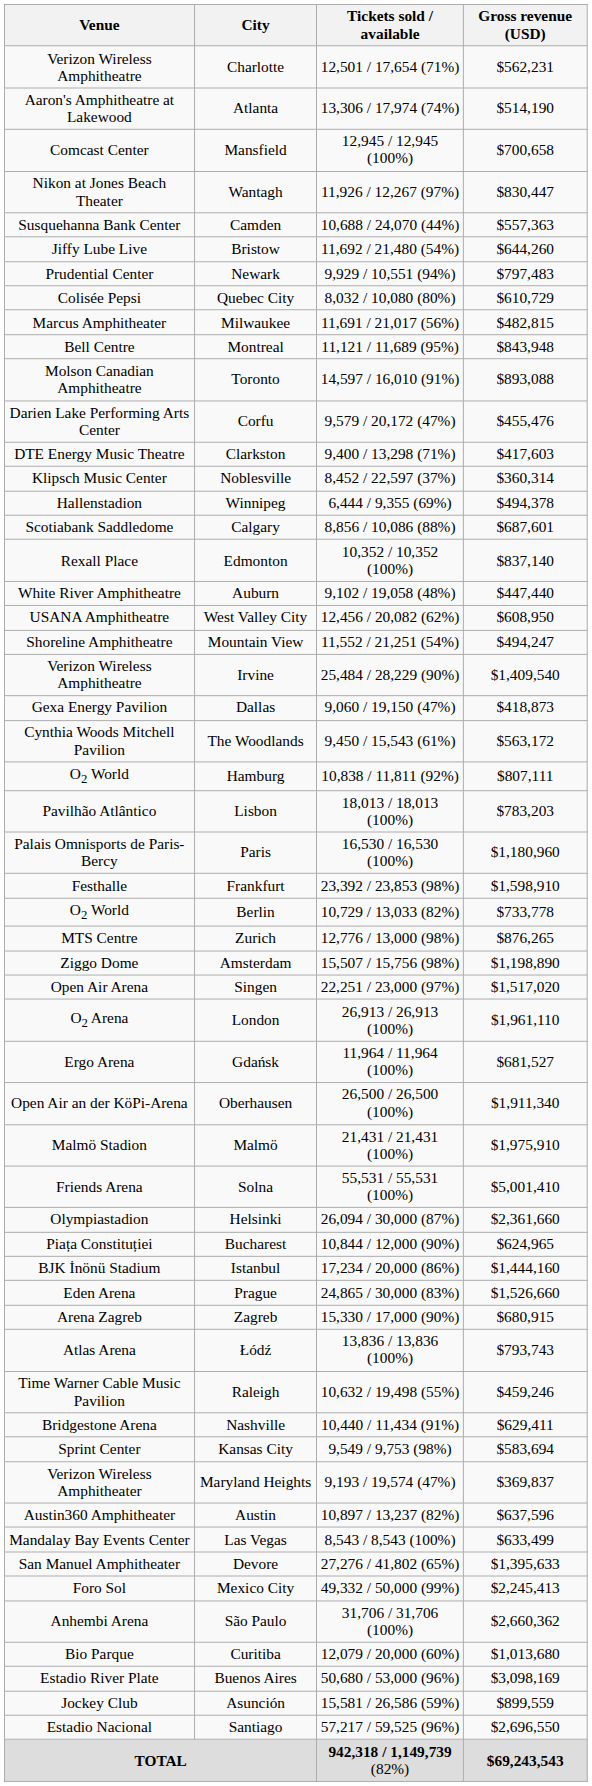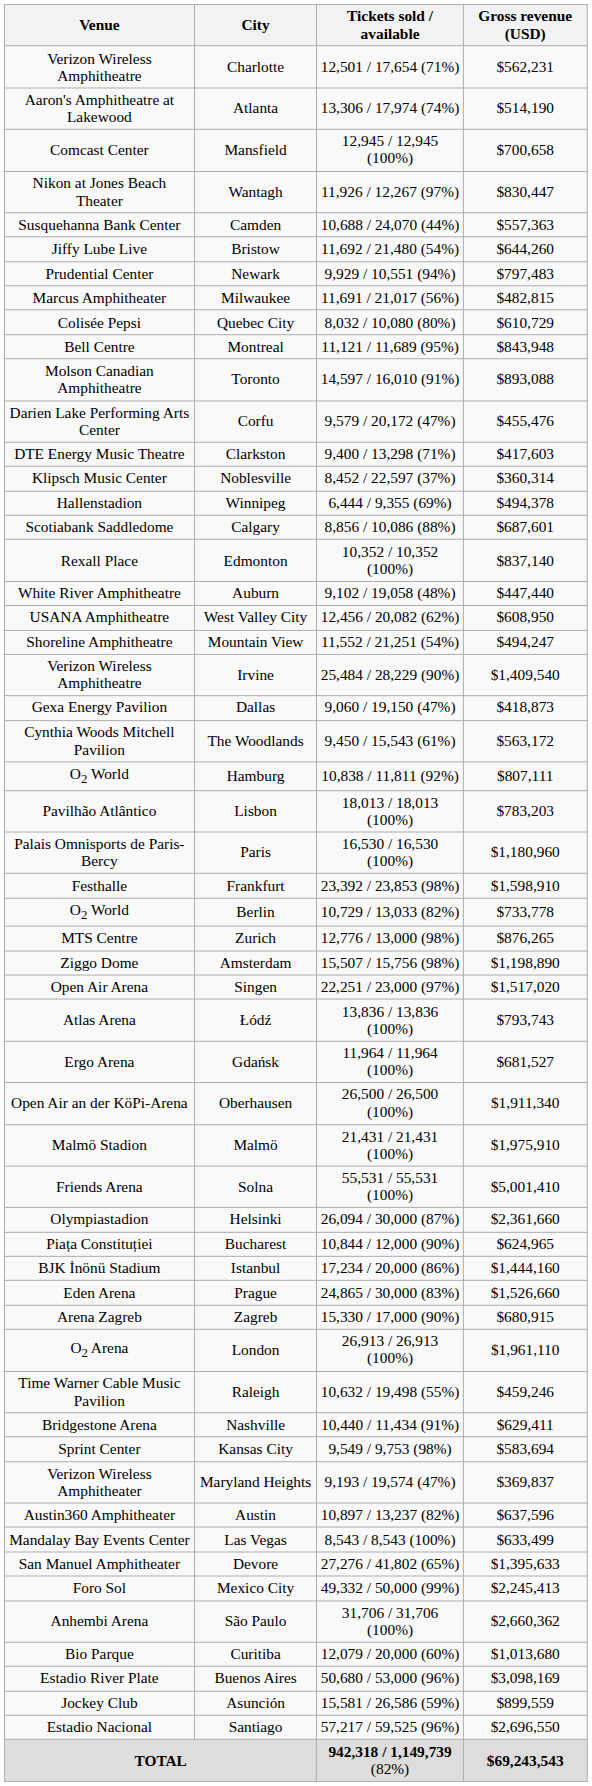rows swapped: (256, 322) <-> (256, 297)
rows swapped: (256, 1350) <-> (256, 1020)
